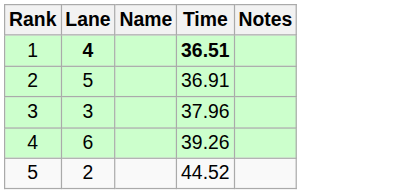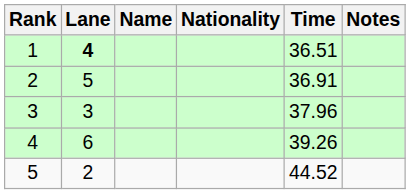+ column: (231, 19)
(205, 50) bold -> (313, 50) normal
